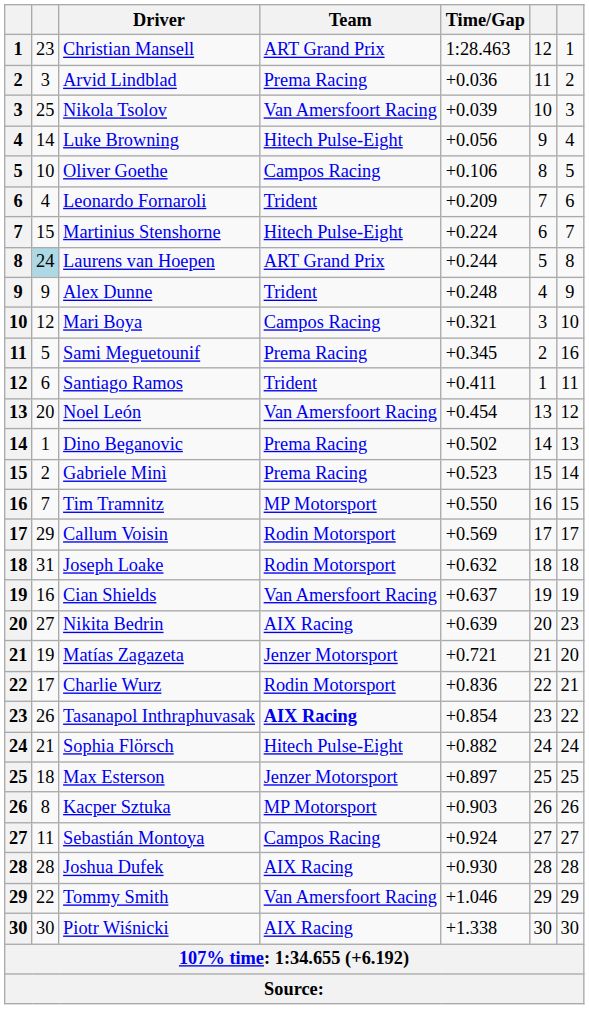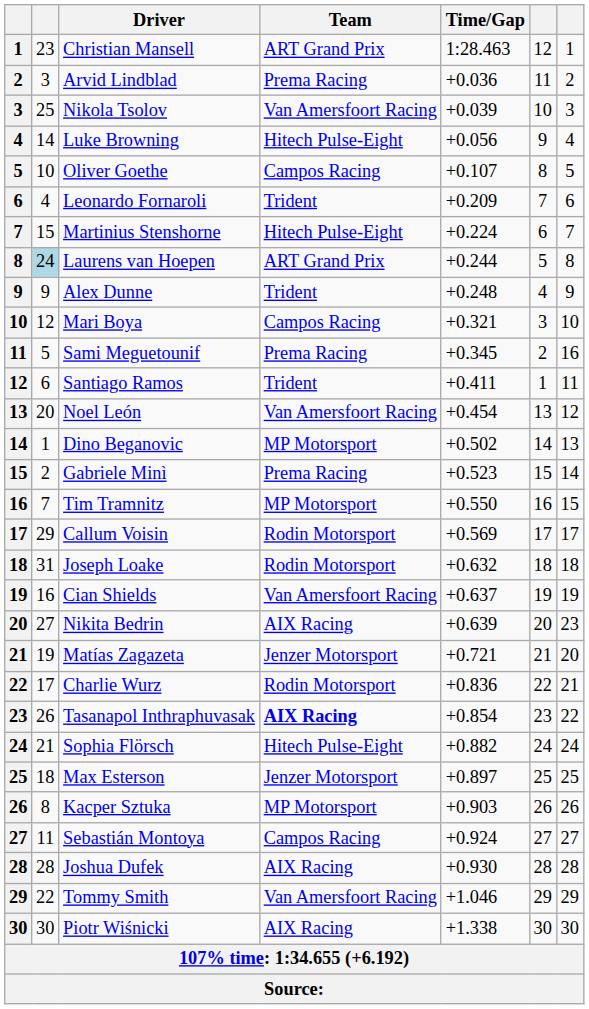(471, 170) +0.106 -> (471, 170) +0.107
(315, 443) Prema Racing -> (320, 443) MP Motorsport
